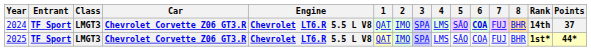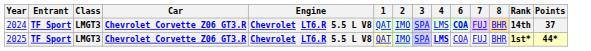- column: (460, 11)
(441, 39) normal -> (441, 39) bold
